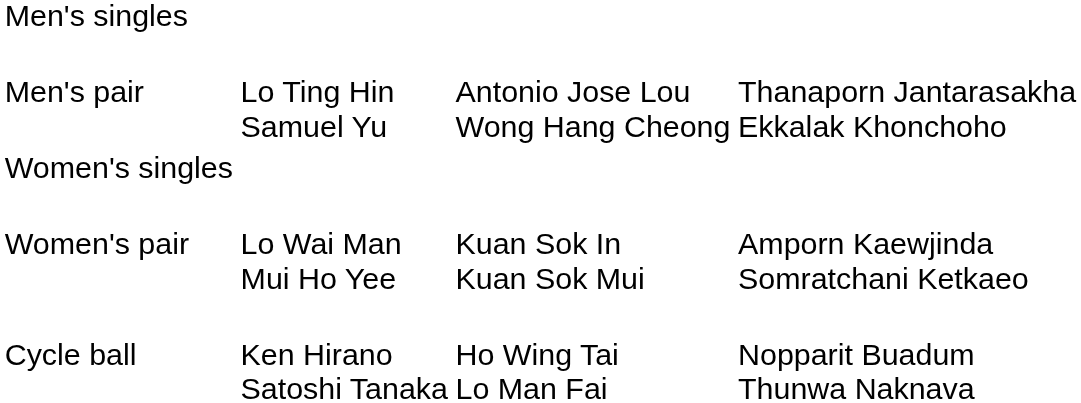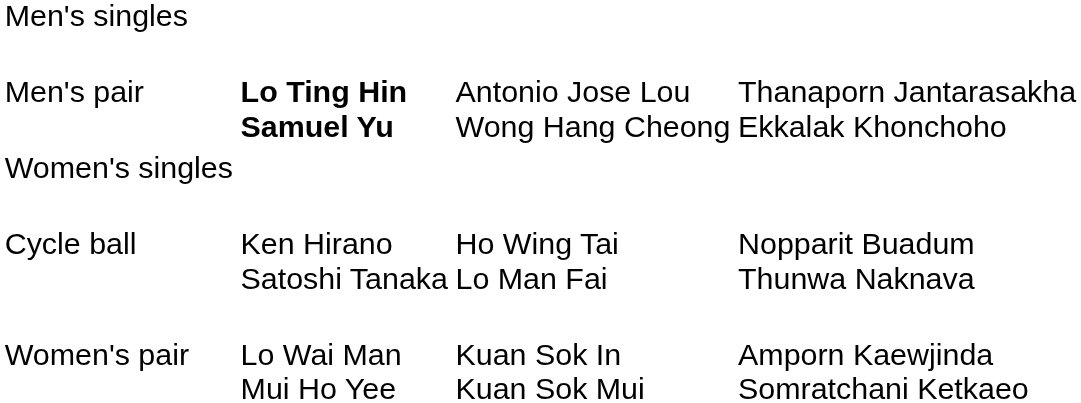(317, 109) normal -> (324, 109) bold
rows swapped: (97, 244) <-> (71, 354)
